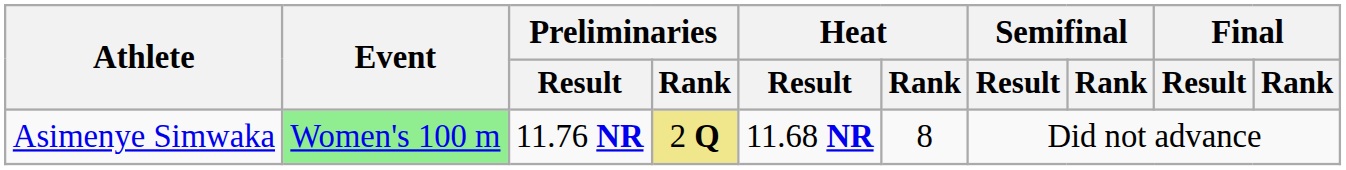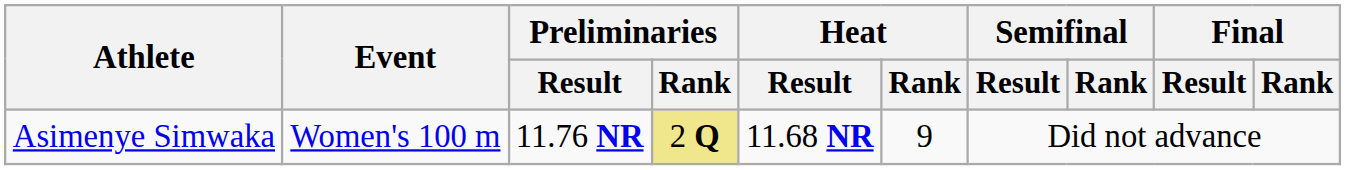(395, 136) lightgreen background -> (395, 136) no background
(925, 136) 8 -> (925, 136) 9
